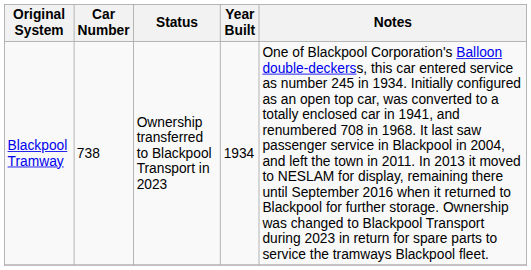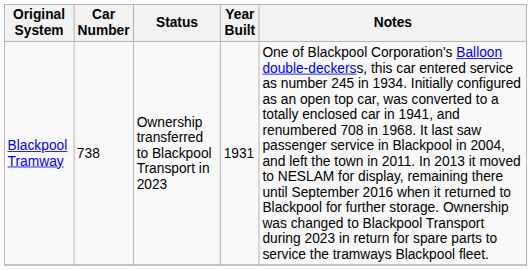(239, 153) 1934 -> (239, 153) 1931
